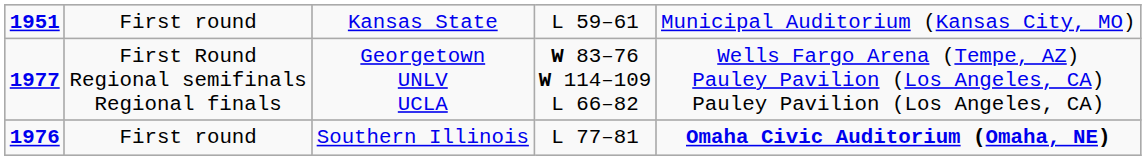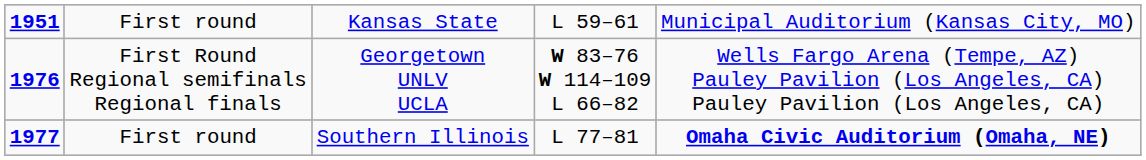(35, 80) 1977 -> (35, 80) 1976
(35, 138) 1976 -> (35, 138) 1977
